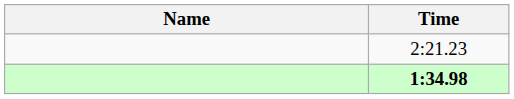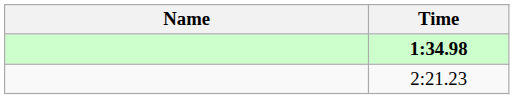rows swapped: (439, 78) <-> (439, 49)
